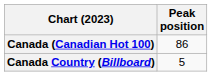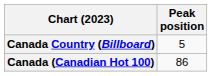rows swapped: (81, 44) <-> (81, 62)
